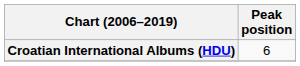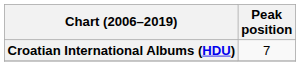(267, 50) 6 -> (267, 50) 7
